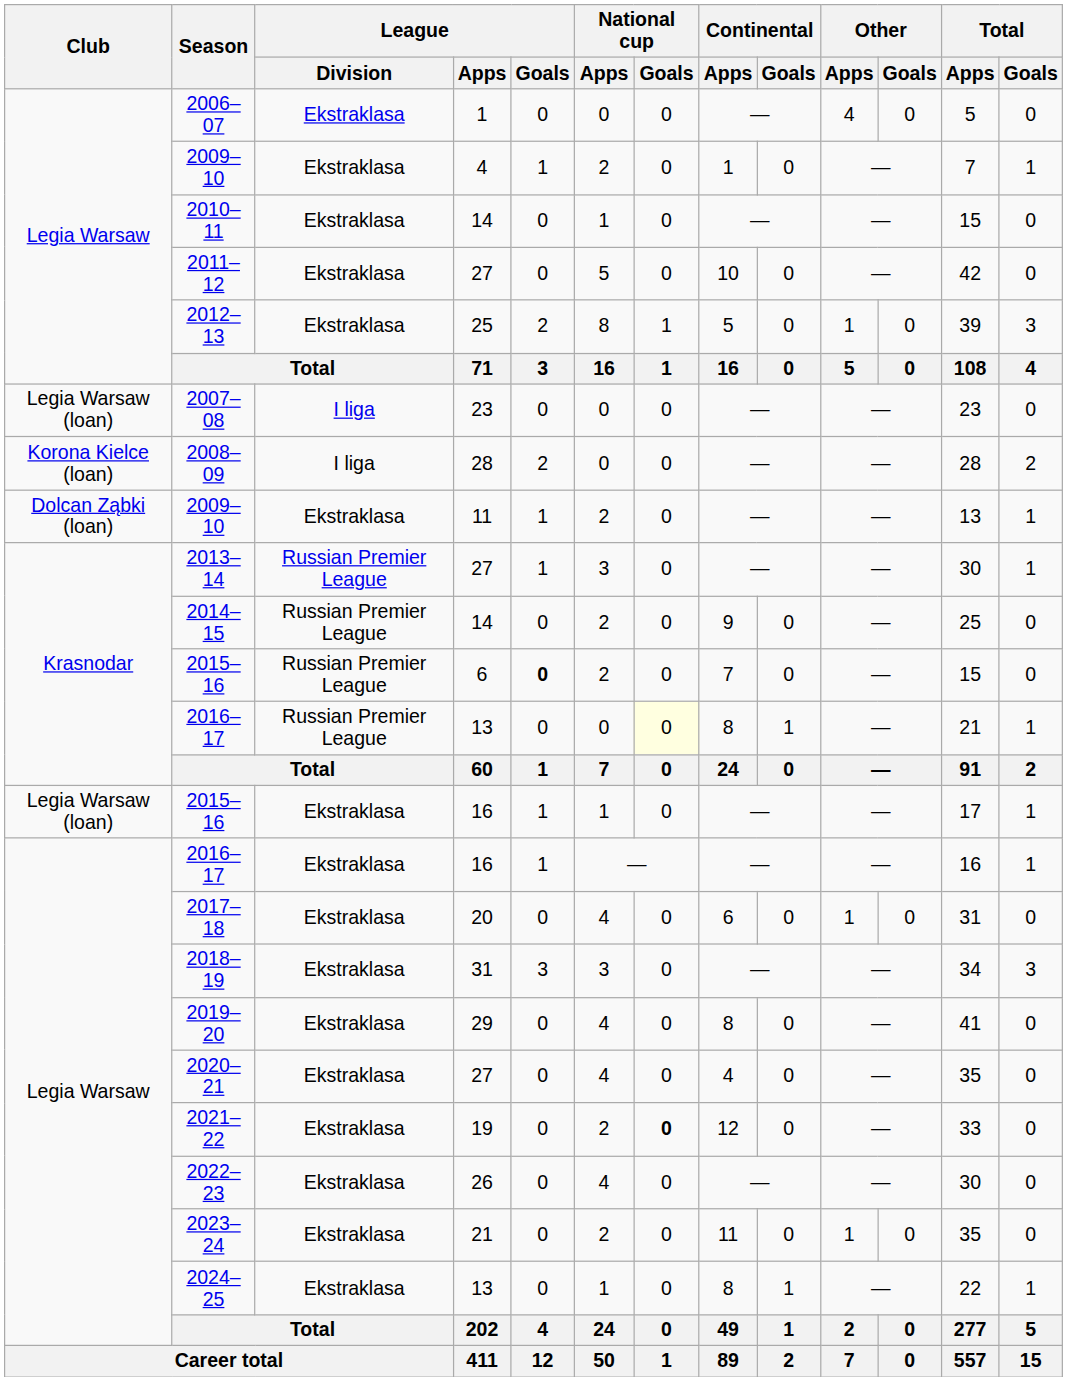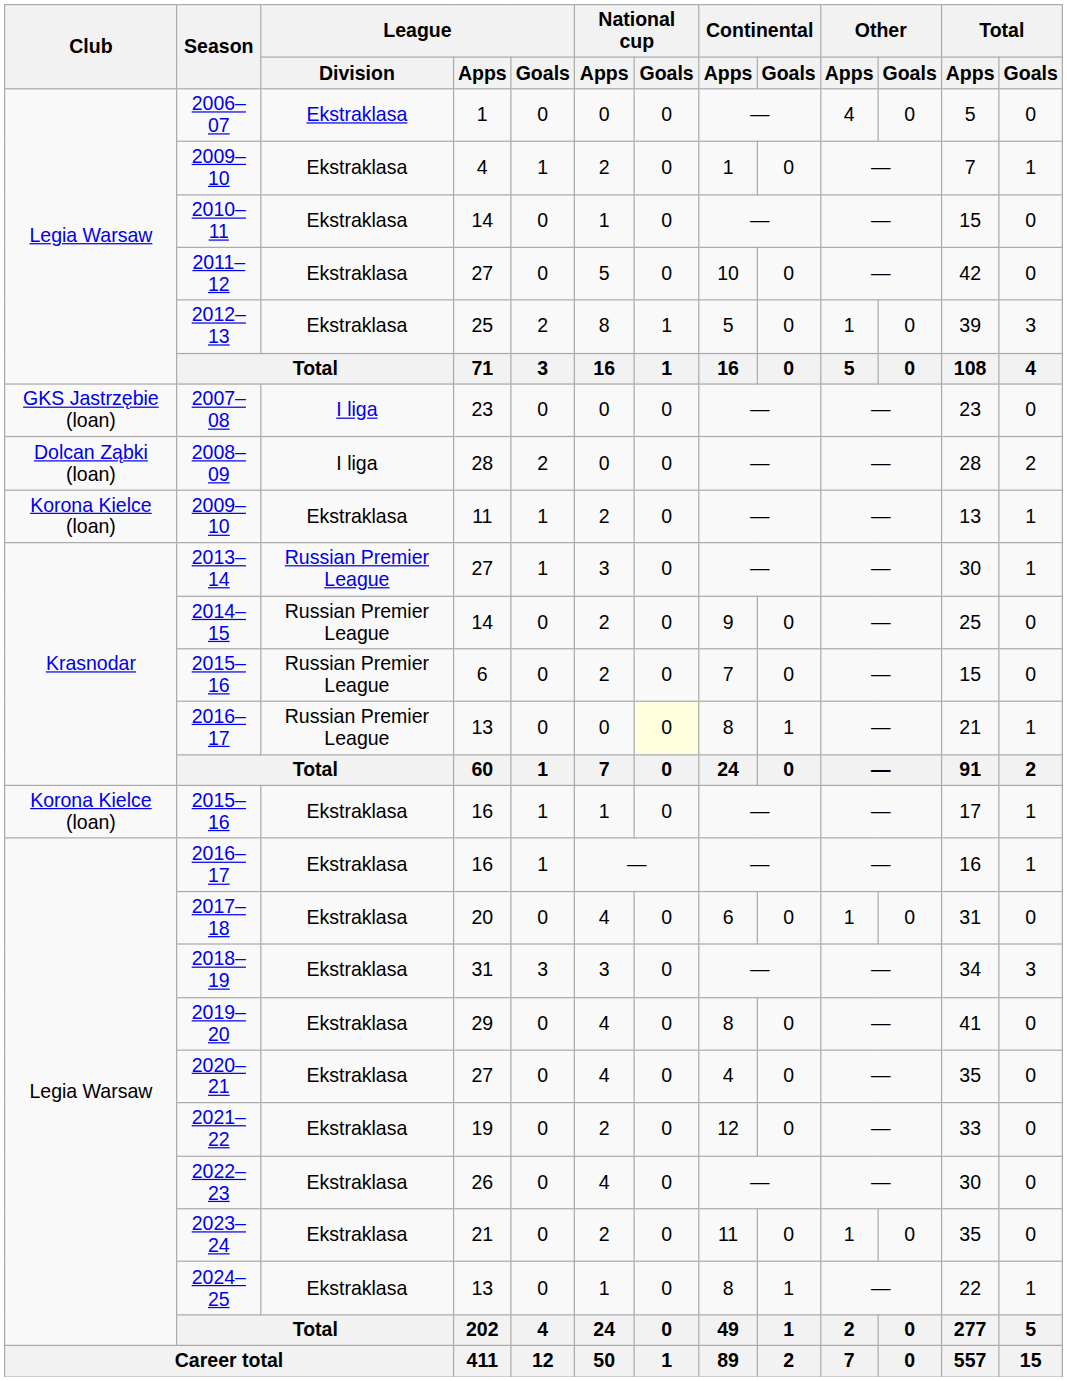(88, 410) Legia Warsaw (loan) -> (91, 410) GKS Jastrzębie (loan)
(88, 463) Korona Kielce (loan) -> (91, 463) Dolcan Ząbki (loan)
(88, 516) Dolcan Ząbki (loan) -> (91, 516) Korona Kielce (loan)
(543, 674) bold -> (543, 674) normal
(88, 811) Legia Warsaw (loan) -> (91, 811) Korona Kielce (loan)
(667, 1129) bold -> (667, 1129) normal
